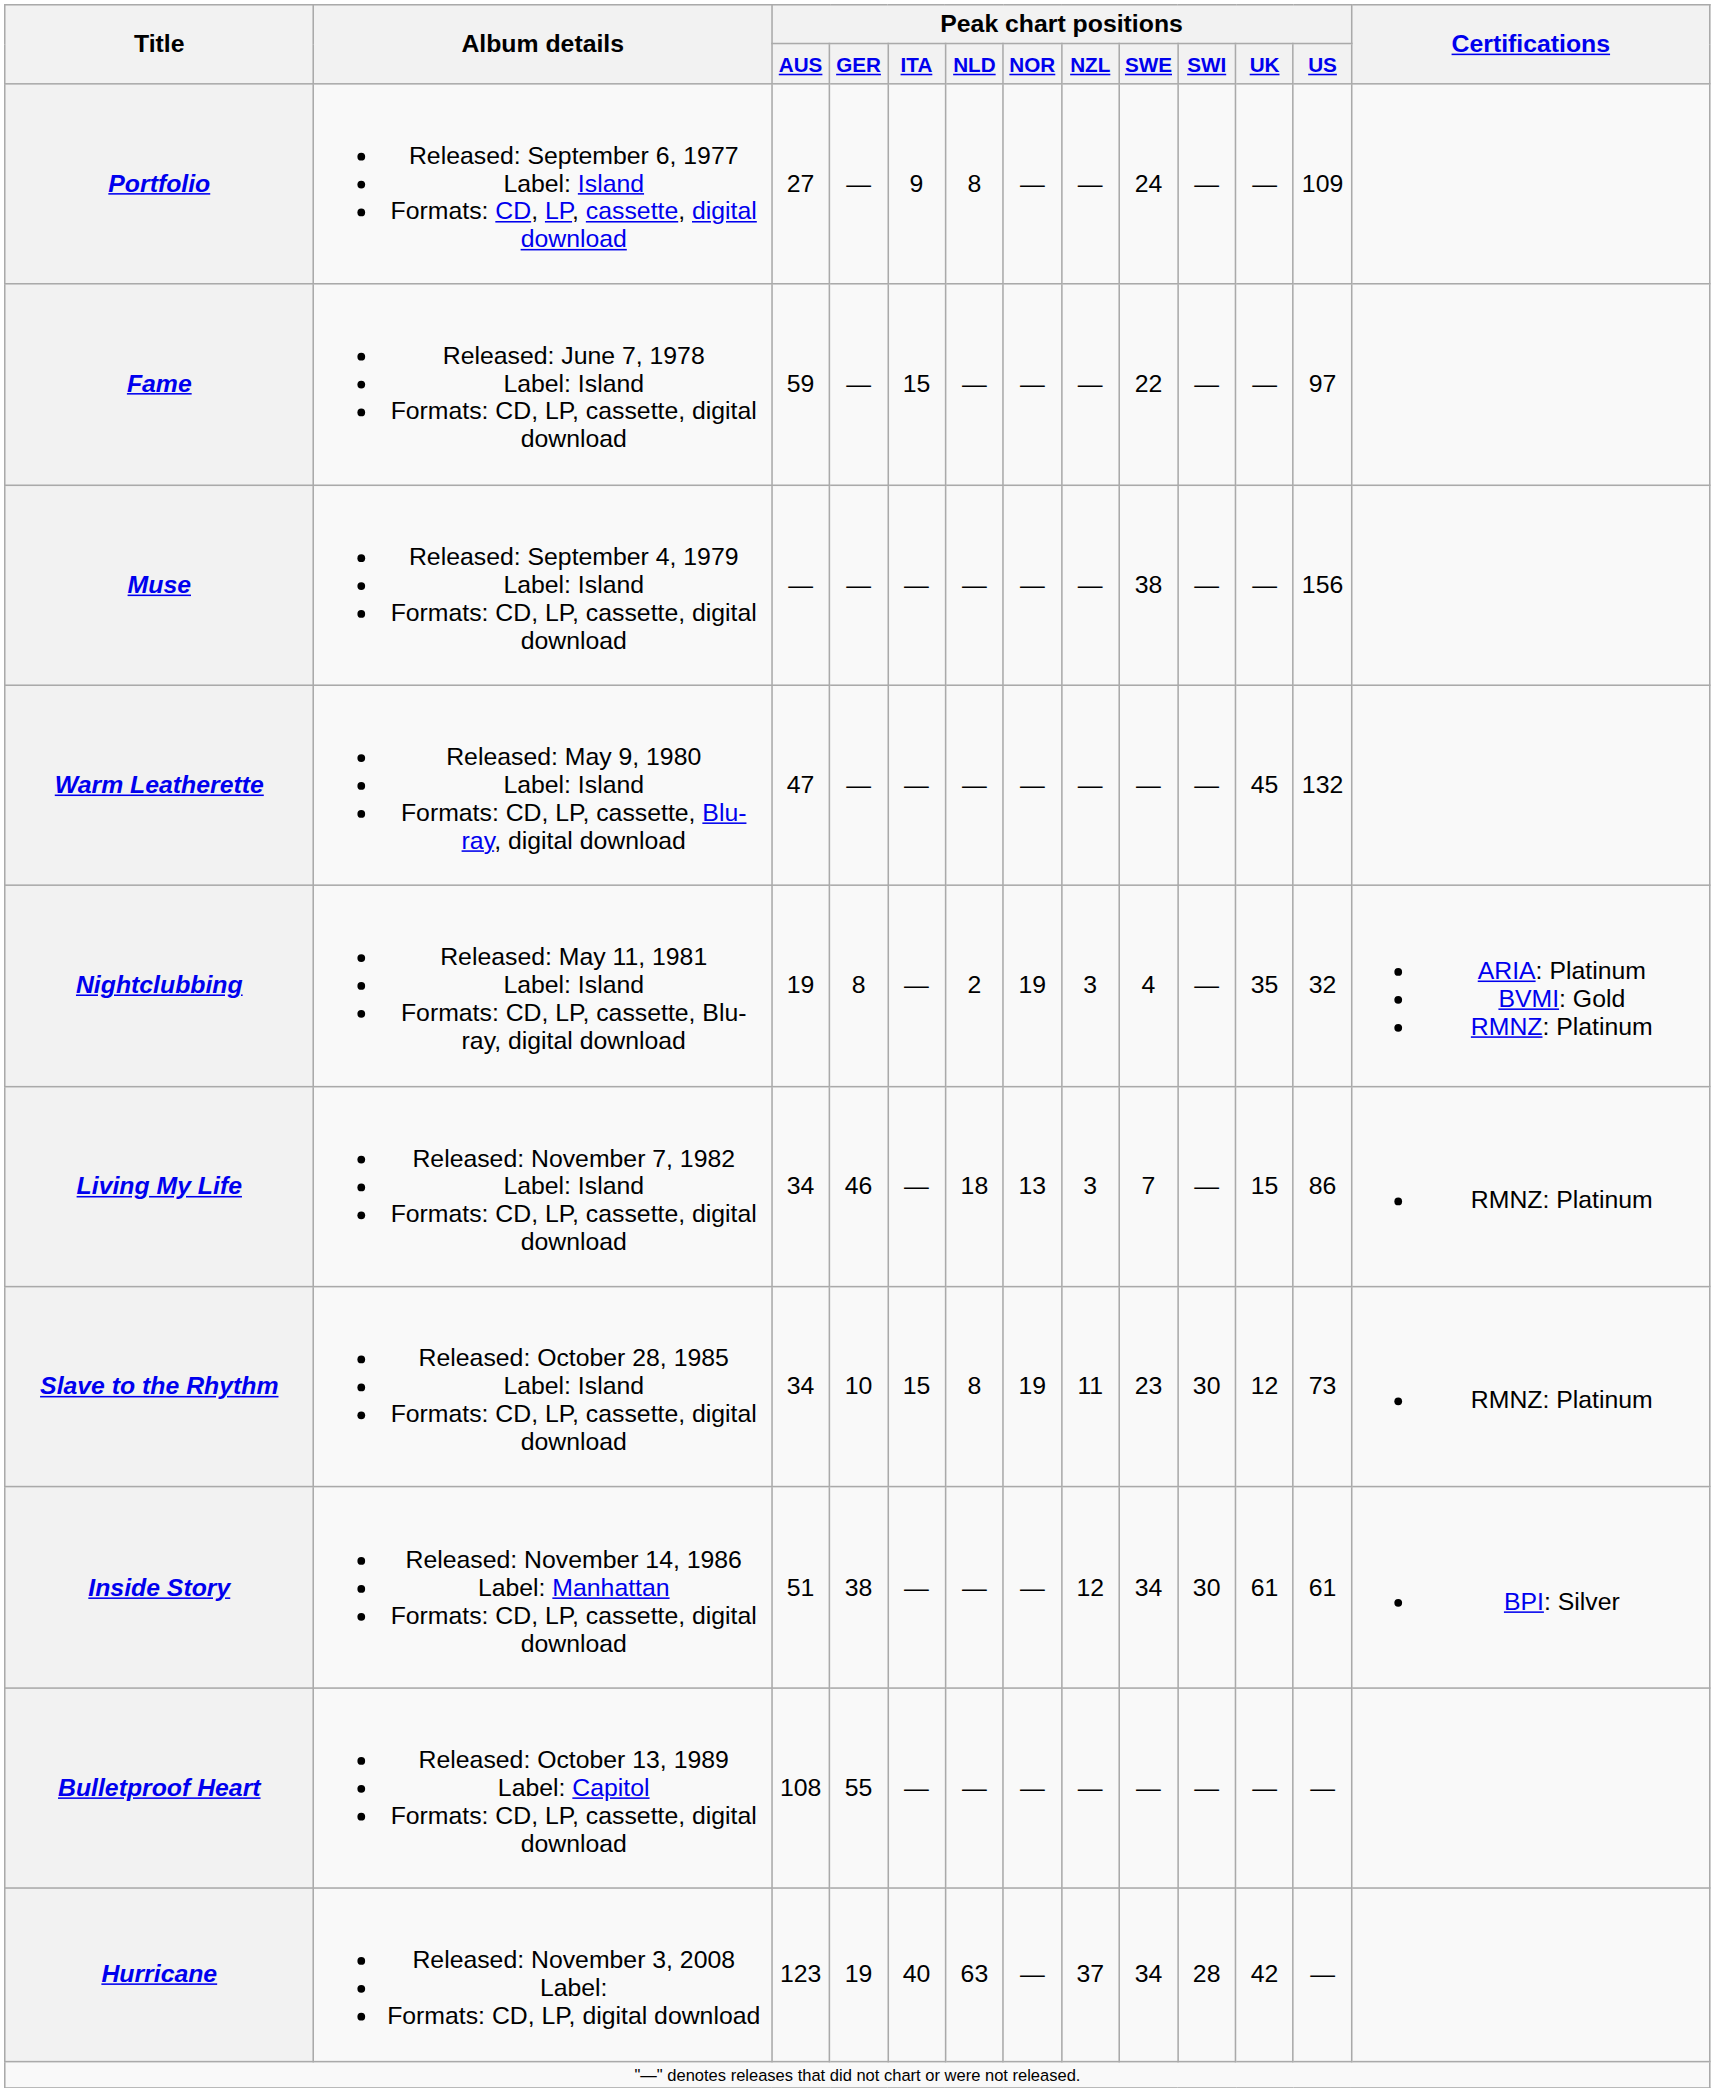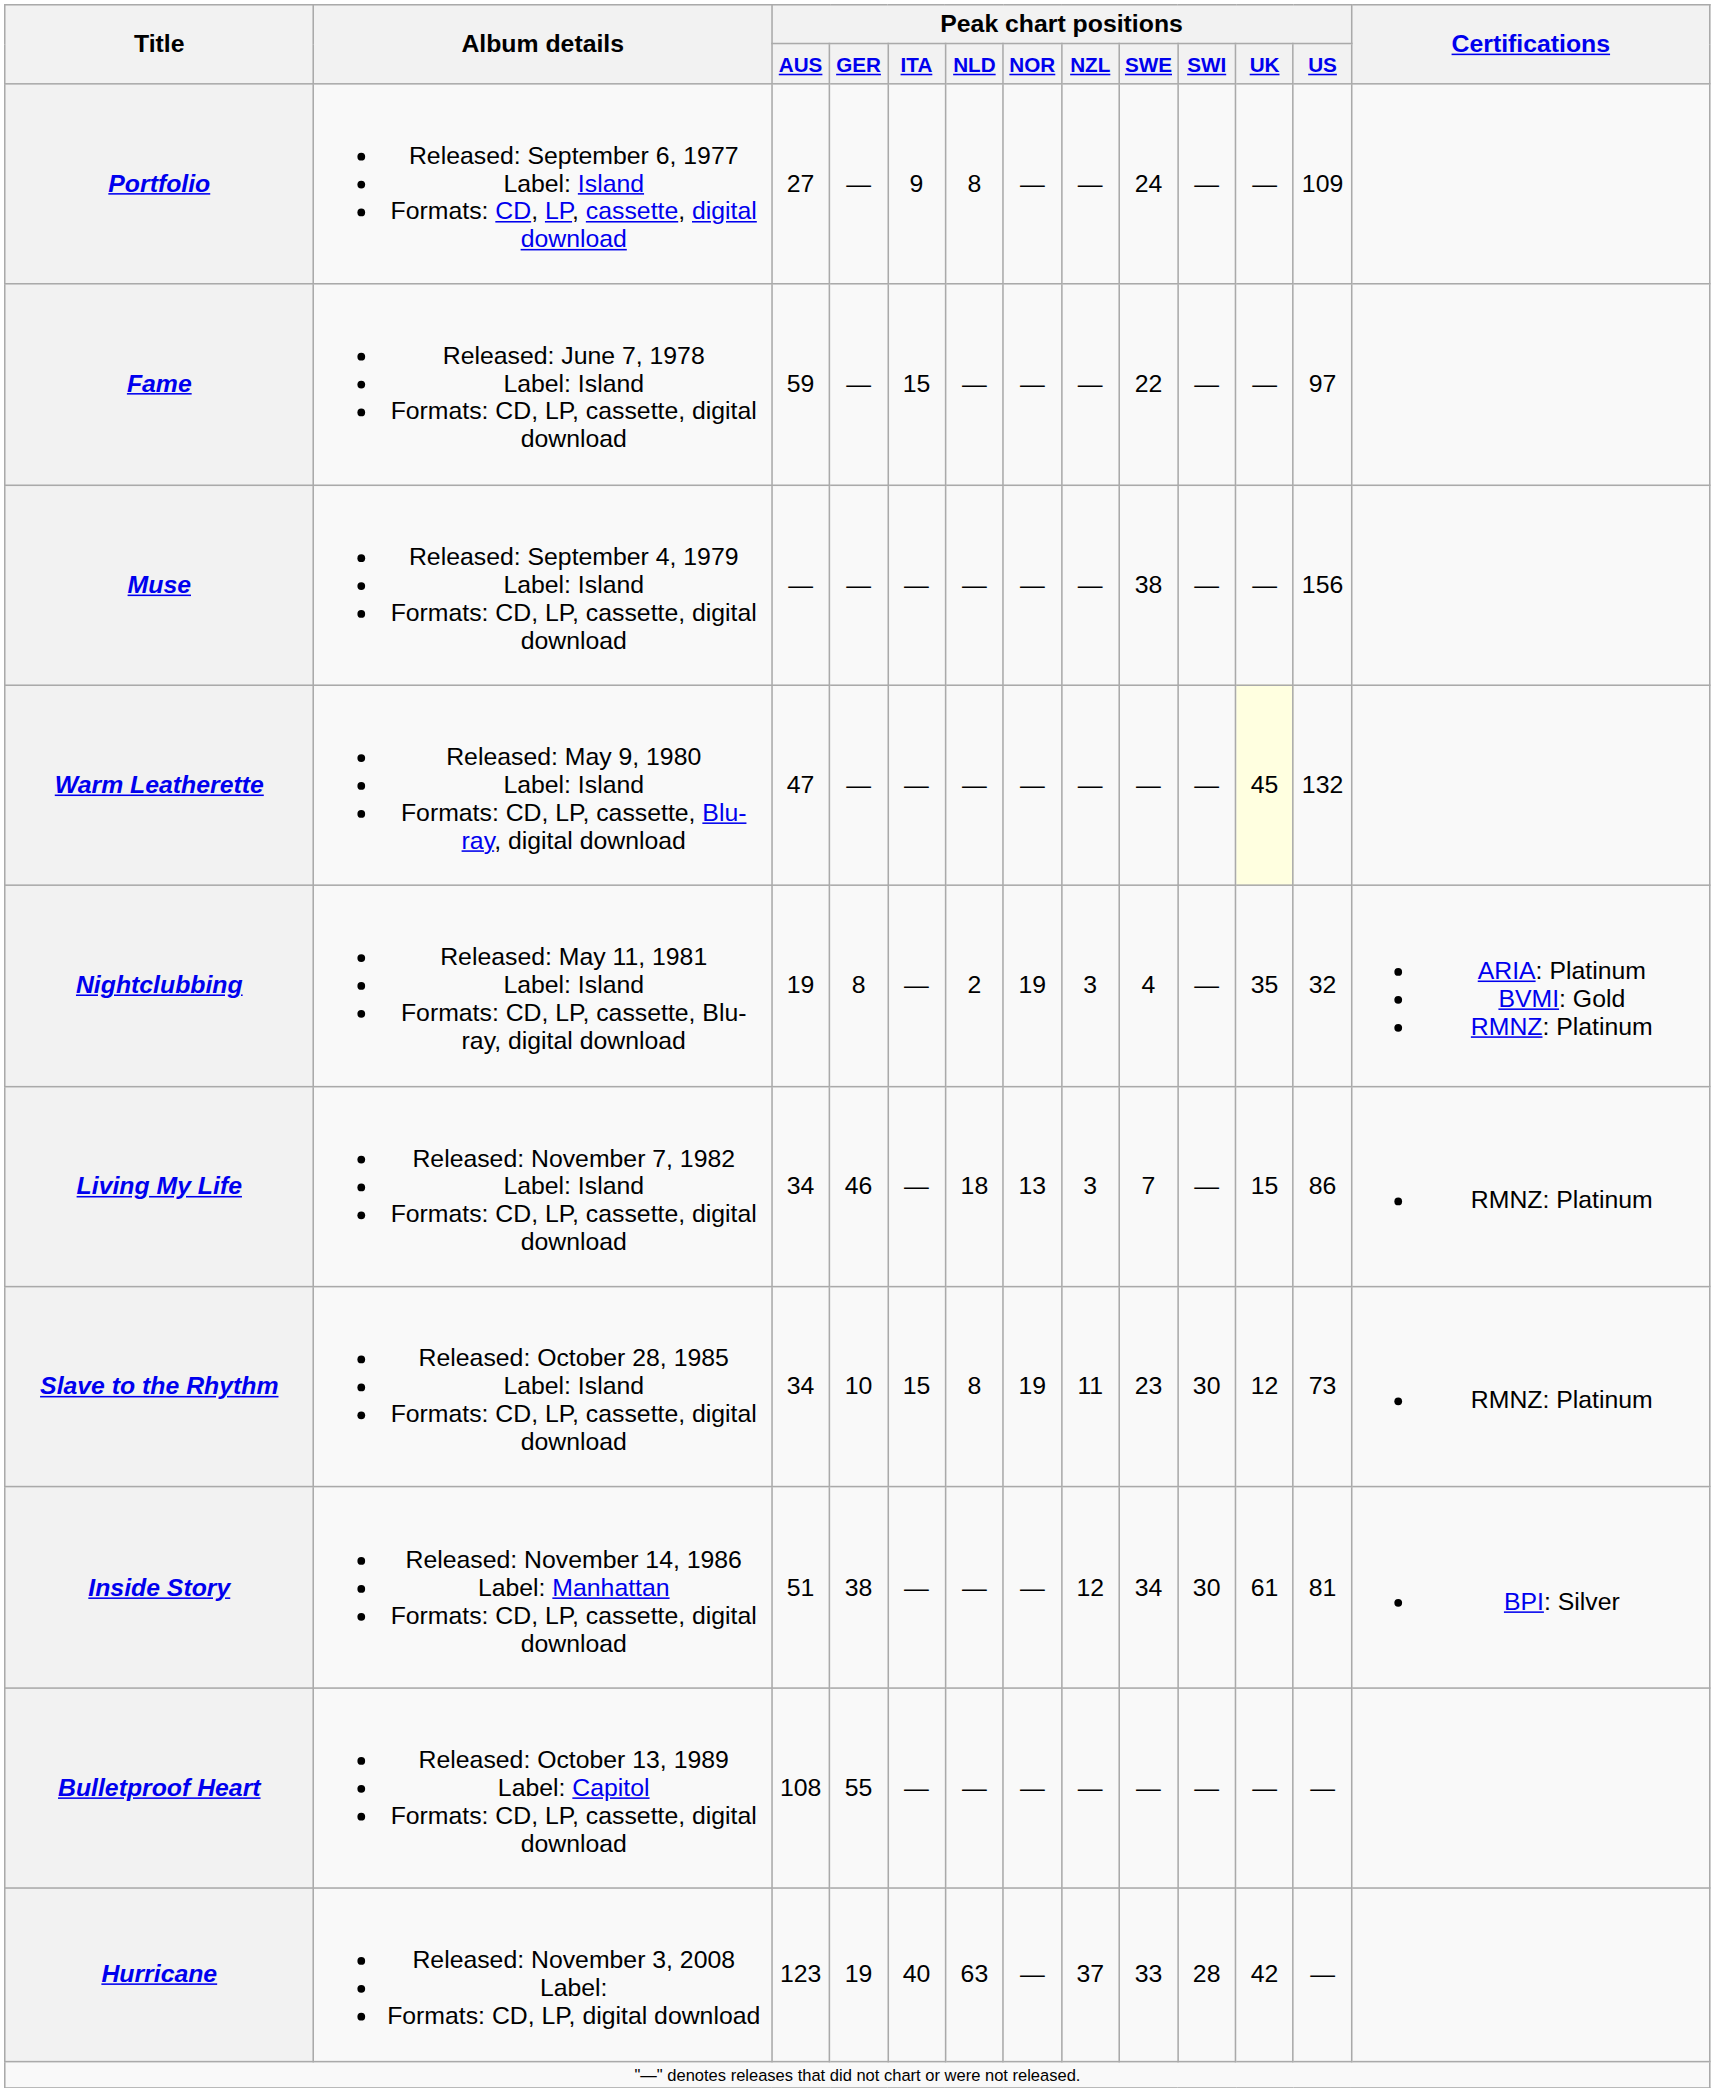(1265, 785) no background -> (1265, 785) lightyellow background
(1323, 1587) 61 -> (1323, 1587) 81
(1148, 1974) 34 -> (1148, 1974) 33
